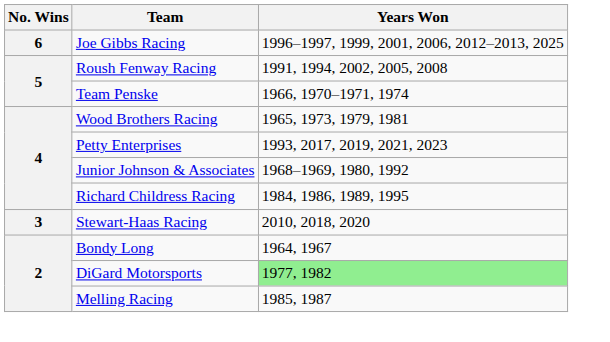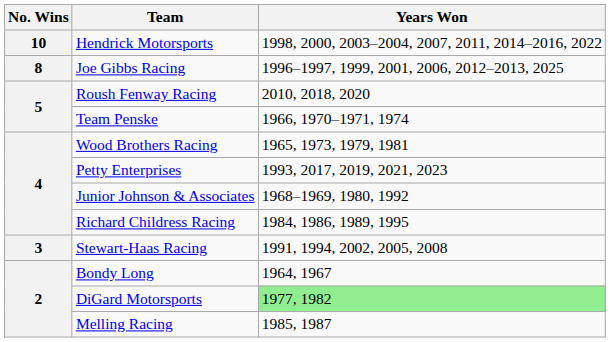+ row: (145, 43)
(38, 43) 6 -> (38, 68) 8
(355, 68) 1991, 1994, 2002, 2005, 2008 -> (316, 94) 2010, 2018, 2020
(316, 221) 2010, 2018, 2020 -> (355, 247) 1991, 1994, 2002, 2005, 2008
